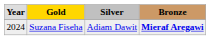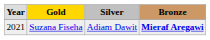(16, 27) 2024 -> (16, 27) 2021
